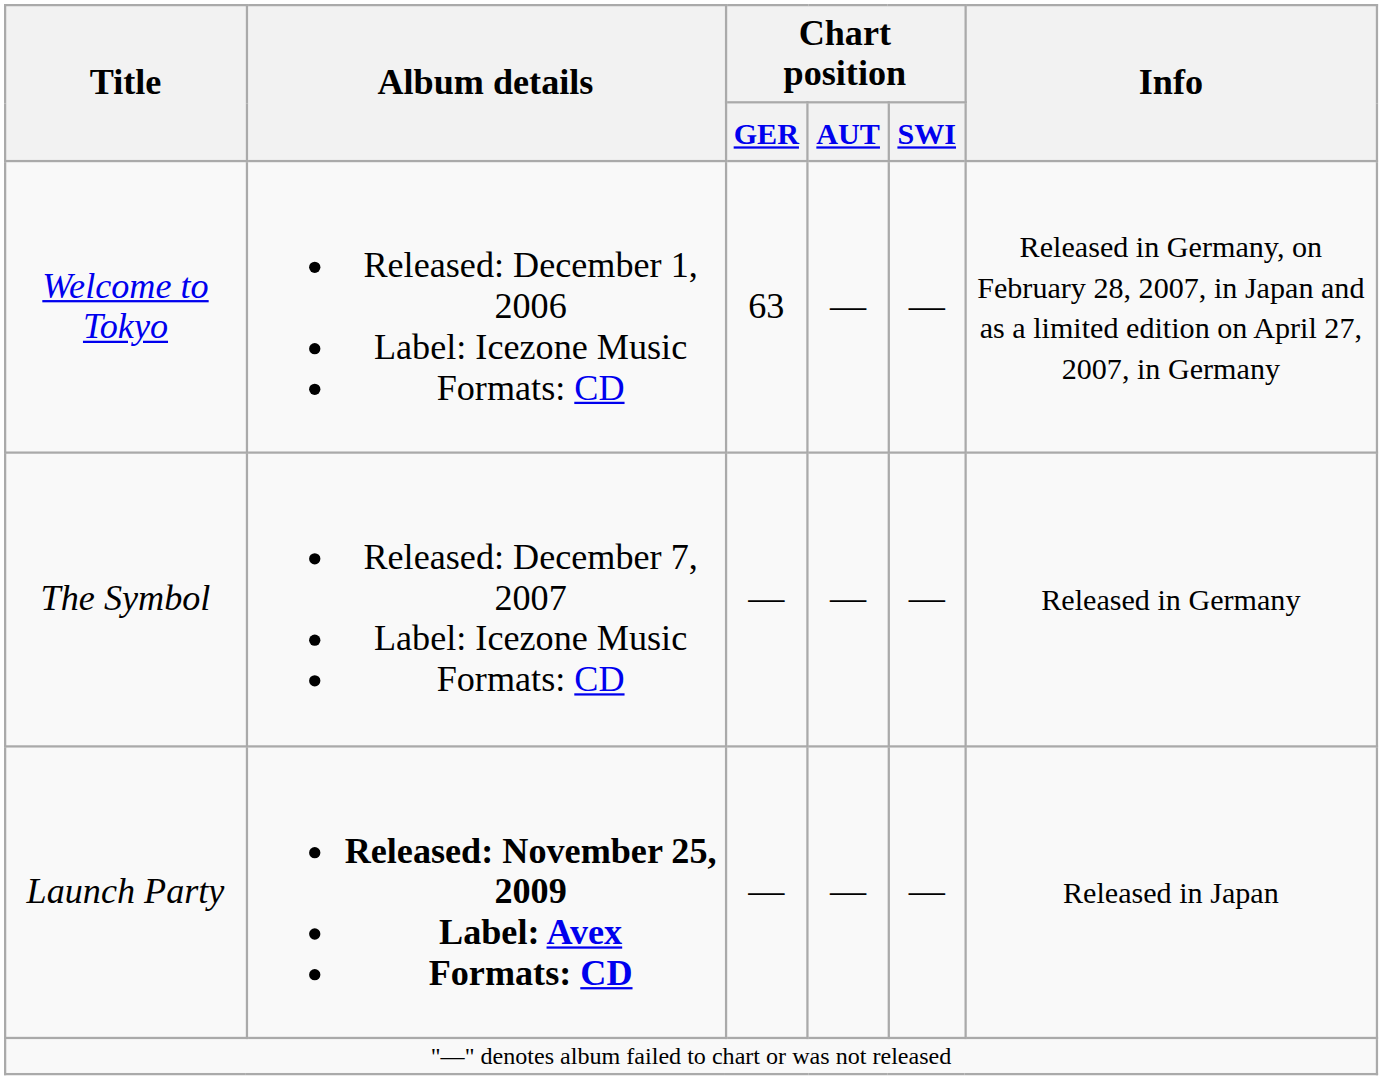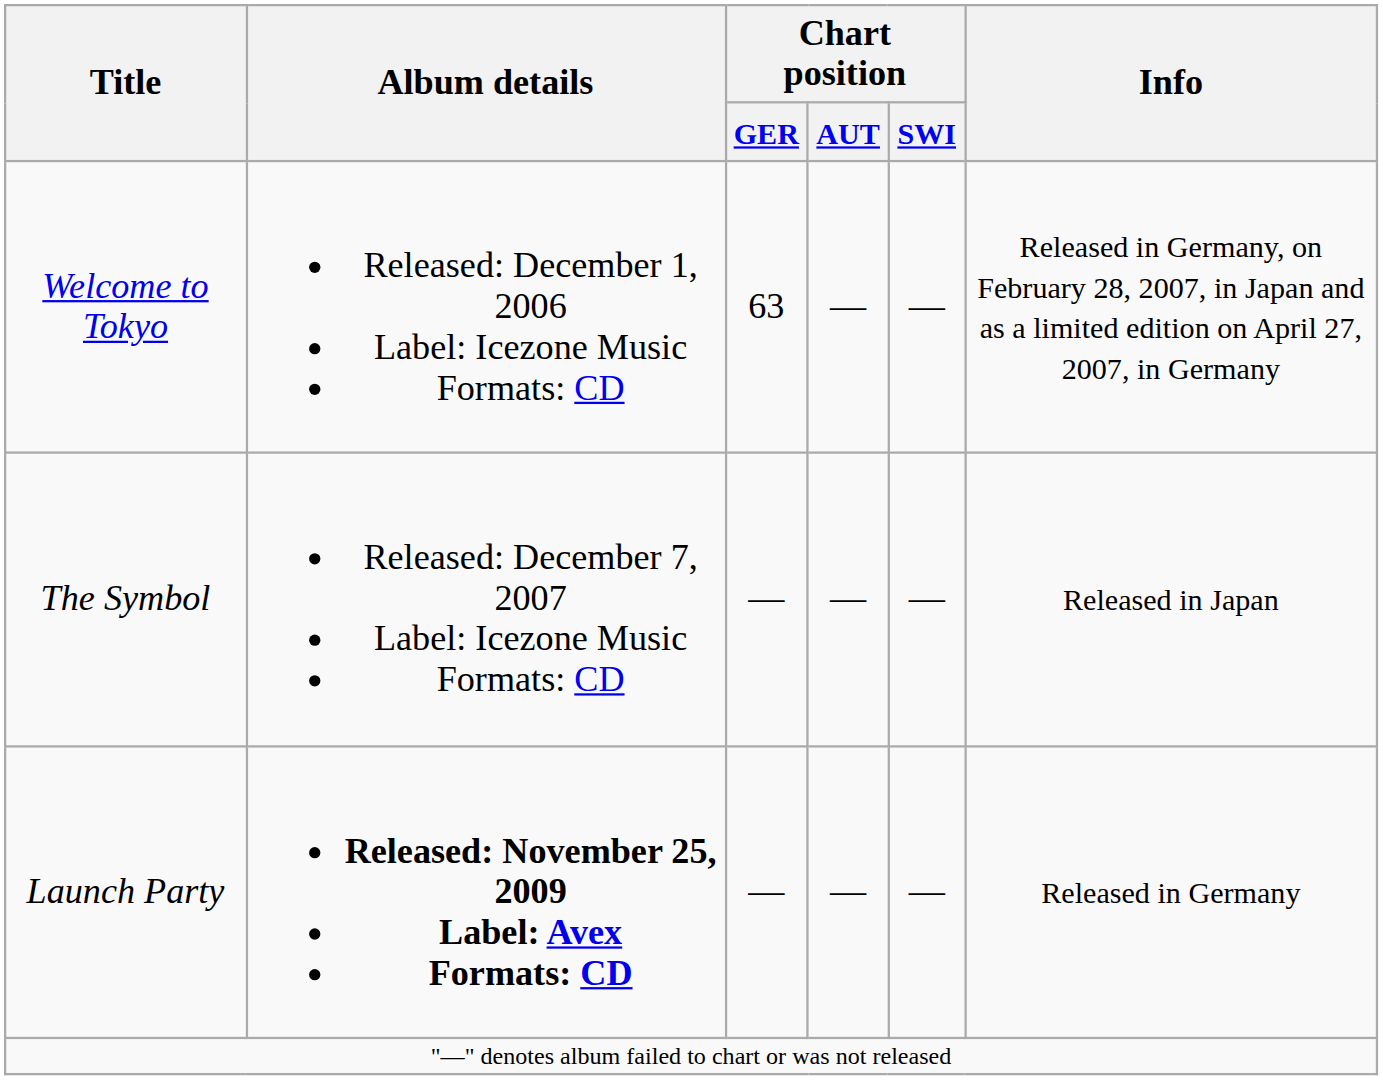(1171, 600) Released in Germany -> (1171, 600) Released in Japan
(1171, 893) Released in Japan -> (1171, 893) Released in Germany
